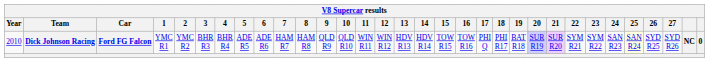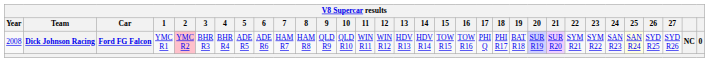(14, 42) 2010 -> (14, 42) 2008
(185, 42) no background -> (185, 42) pink background
